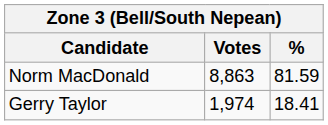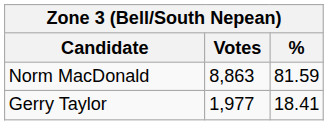(232, 104) 1,974 -> (232, 104) 1,977
